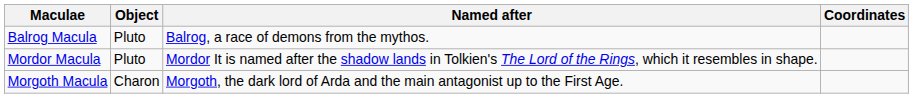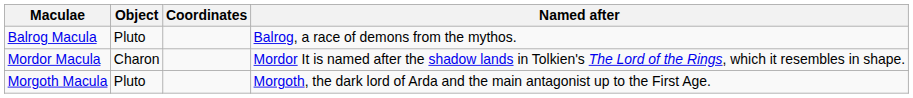columns swapped: (865, 15) <-> (492, 15)
(130, 59) Pluto -> (137, 59) Charon
(137, 81) Charon -> (130, 81) Pluto
